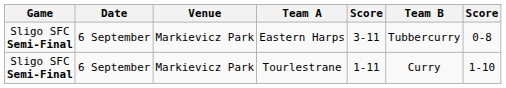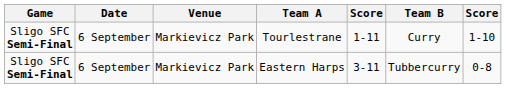rows swapped: (302, 37) <-> (302, 68)
